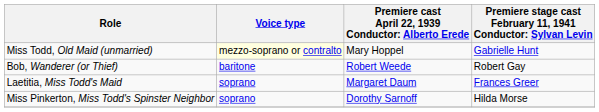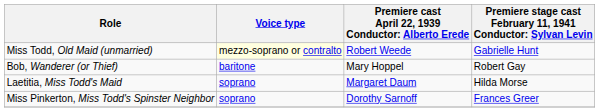(375, 51) Mary Hoppel -> (379, 51) Robert Weede
(379, 67) Robert Weede -> (375, 67) Mary Hoppel
(506, 83) Frances Greer -> (501, 83) Hilda Morse
(501, 99) Hilda Morse -> (506, 99) Frances Greer
